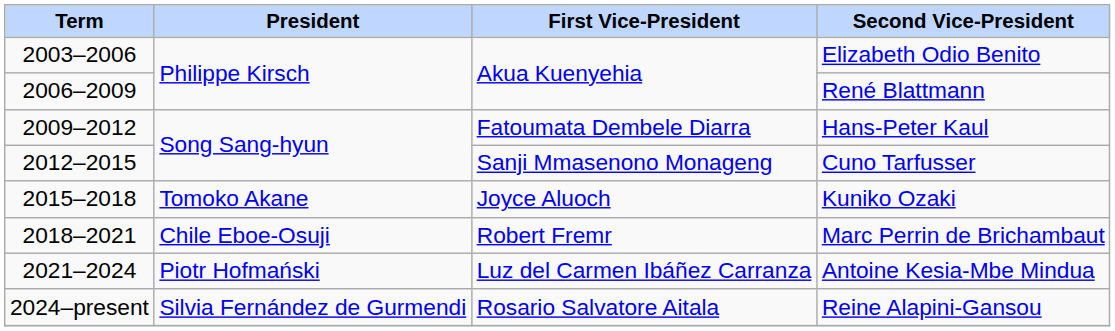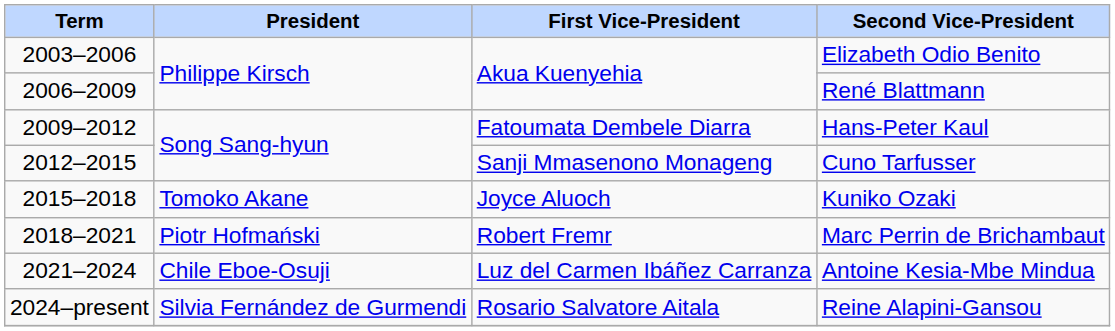(245, 234) Chile Eboe-Osuji -> (240, 234) Piotr Hofmański
(240, 271) Piotr Hofmański -> (245, 271) Chile Eboe-Osuji
